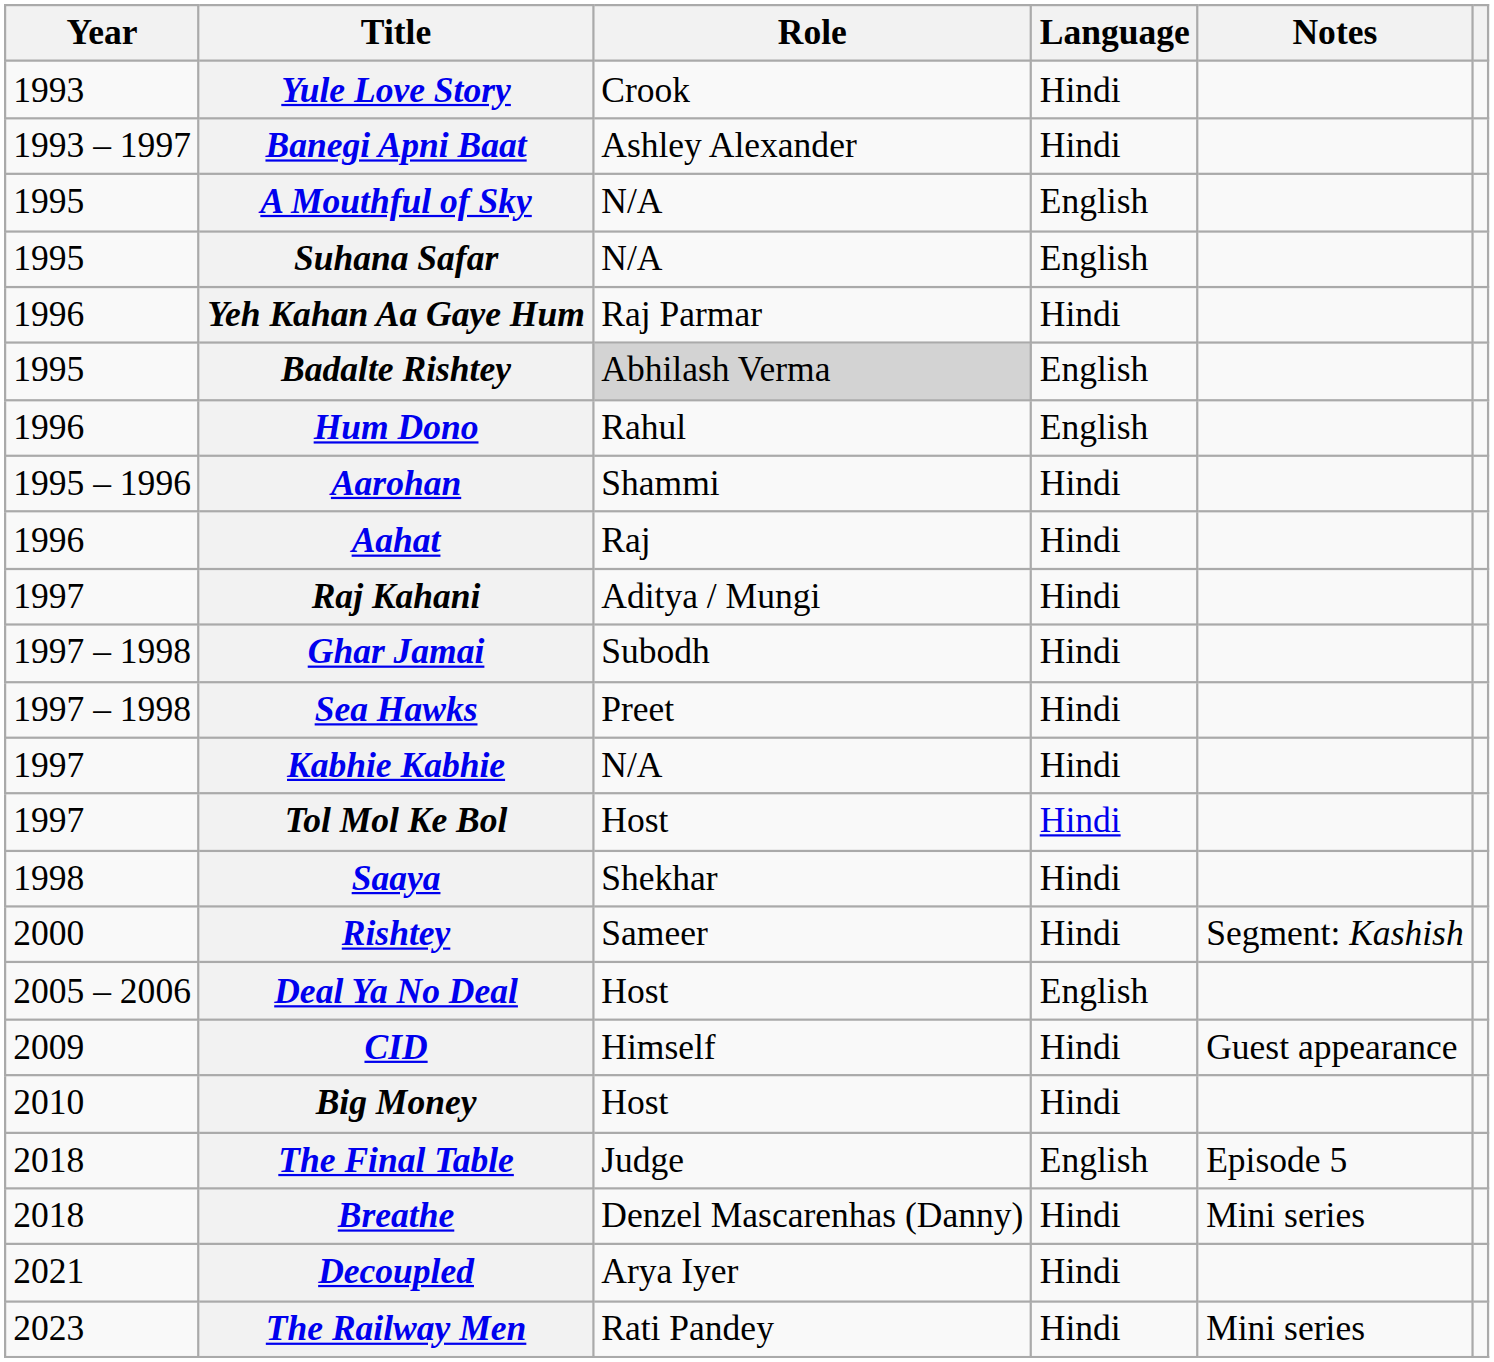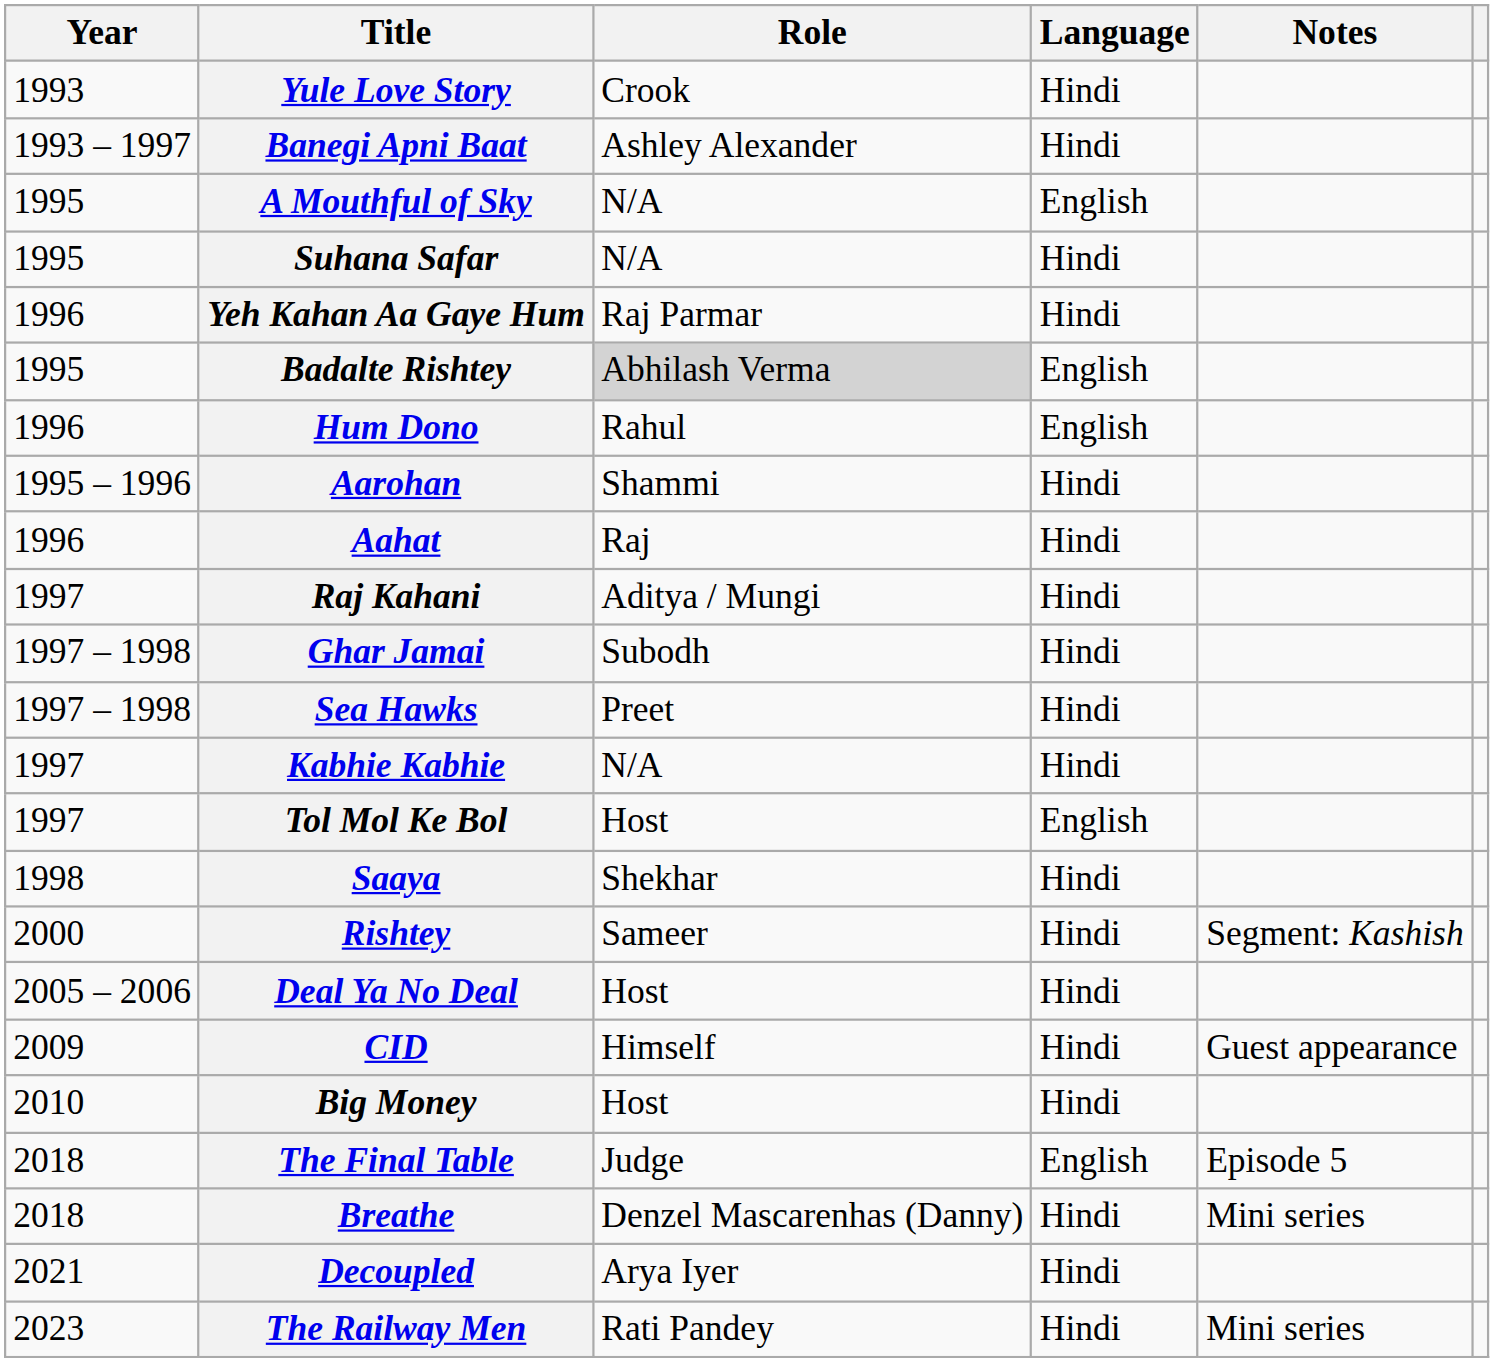(1094, 257) English -> (1080, 257) Hindi
(1080, 821) Hindi -> (1094, 821) English
(1094, 990) English -> (1080, 990) Hindi
